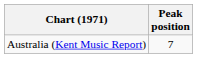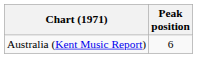(171, 44) 7 -> (171, 44) 6
